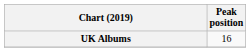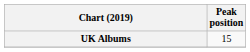(226, 39) 16 -> (226, 39) 15
